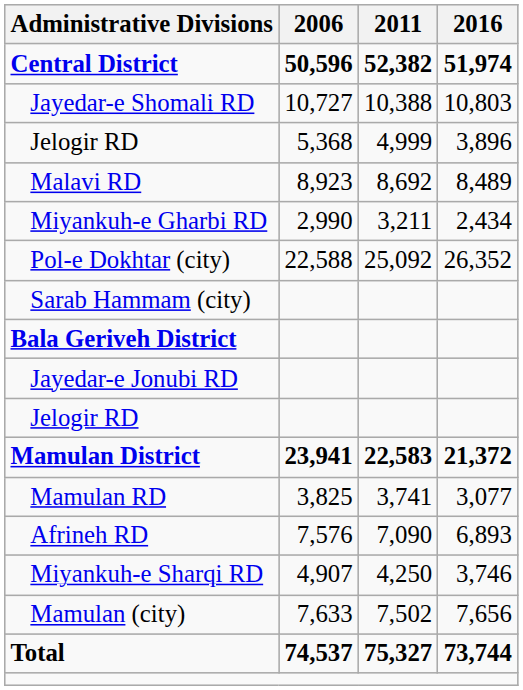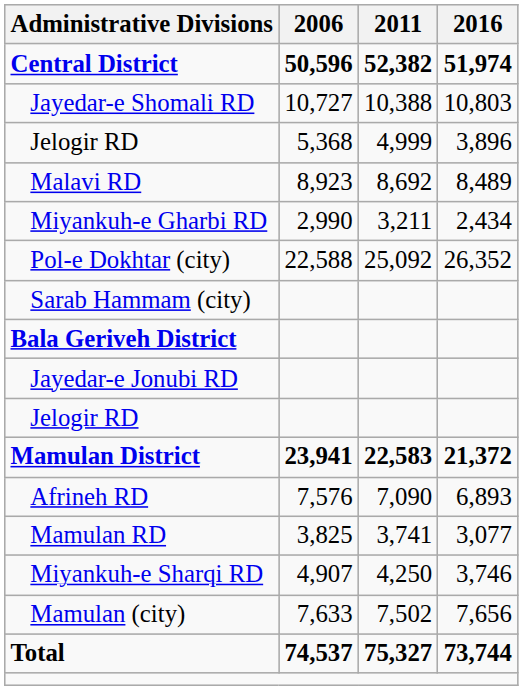rows swapped: (89, 535) <-> (98, 496)
